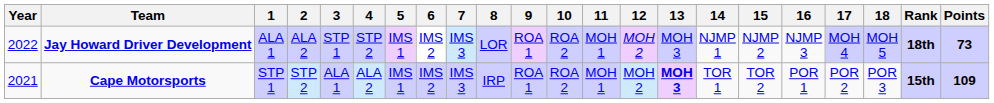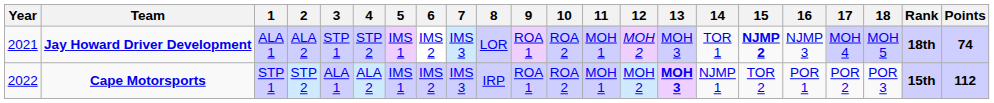(23, 44) 2022 -> (23, 44) 2021
(717, 44) NJMP 1 -> (717, 44) TOR 1
(761, 44) normal -> (761, 44) bold
(964, 44) 73 -> (965, 44) 74
(23, 81) 2021 -> (23, 81) 2022
(717, 81) TOR 1 -> (717, 81) NJMP 1
(964, 81) 109 -> (965, 81) 112
